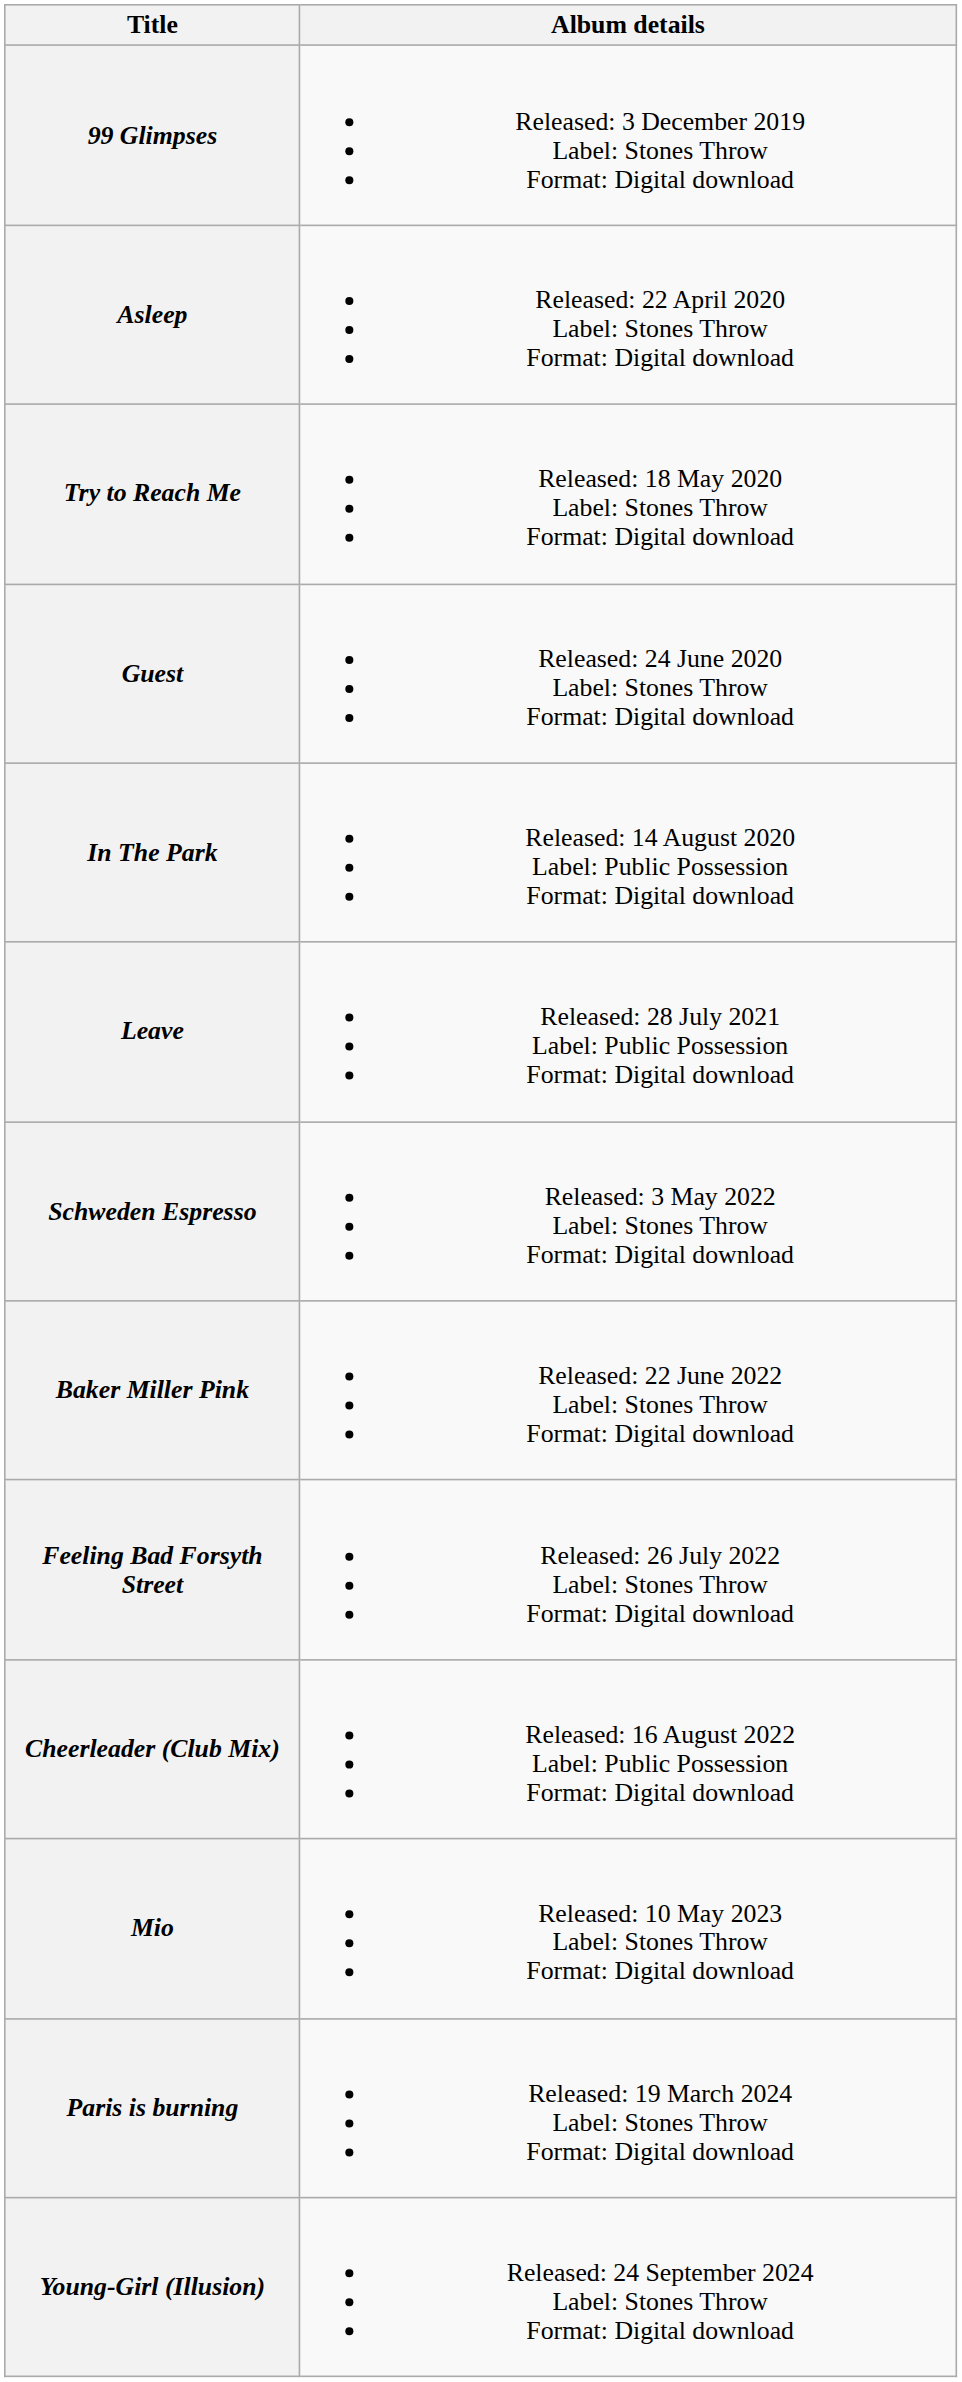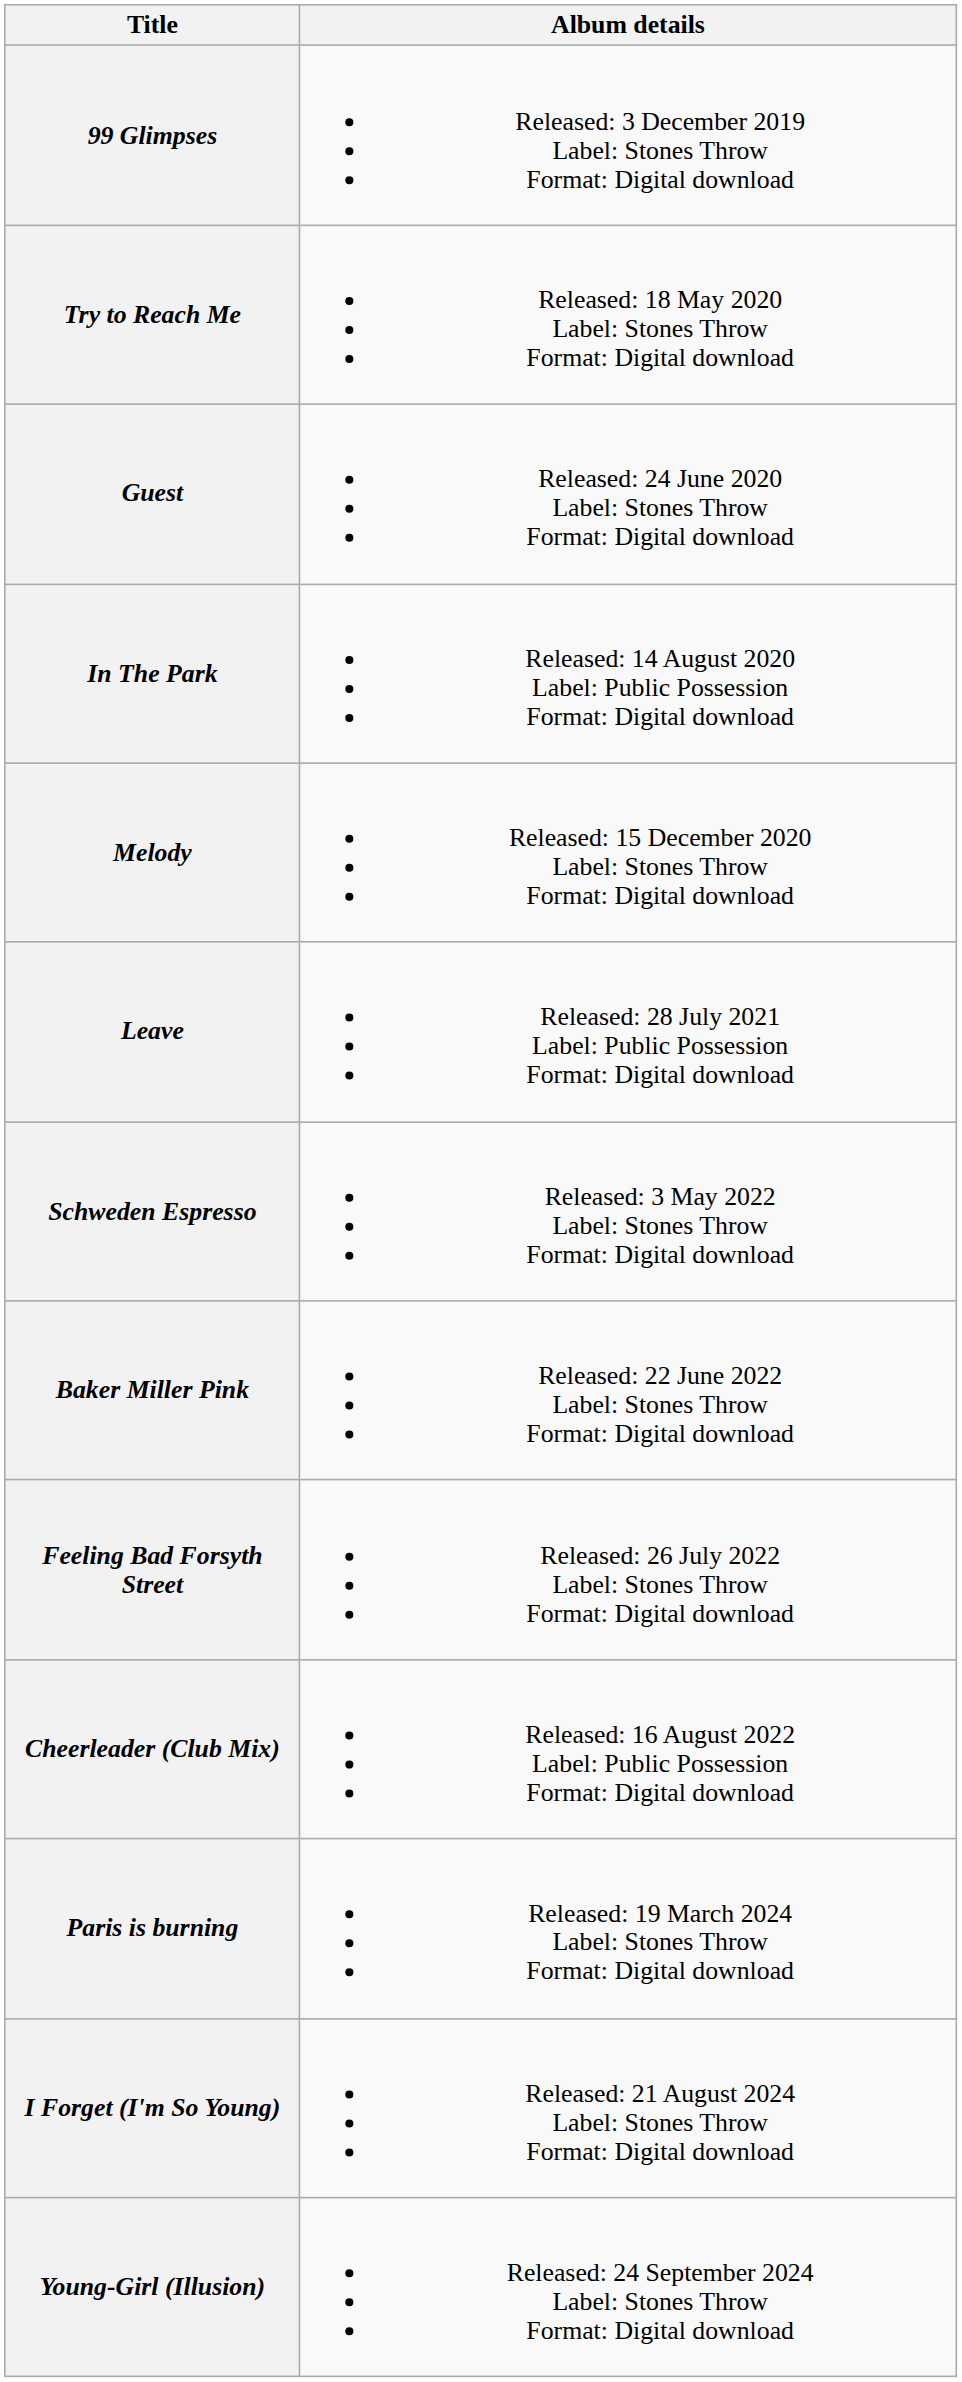- row: (152, 314)
+ row: (152, 852)
- row: (152, 1928)
+ row: (152, 2107)
